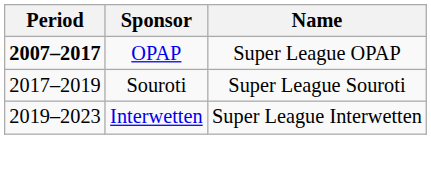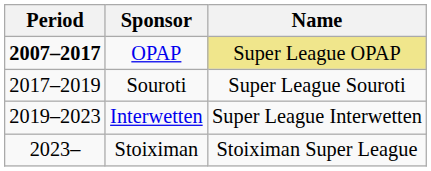(317, 52) no background -> (317, 52) khaki background
+ row: (156, 149)
